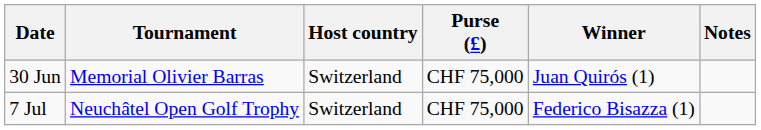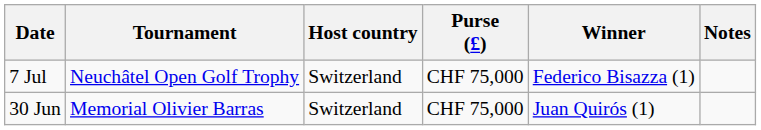rows swapped: (35, 76) <-> (28, 108)
